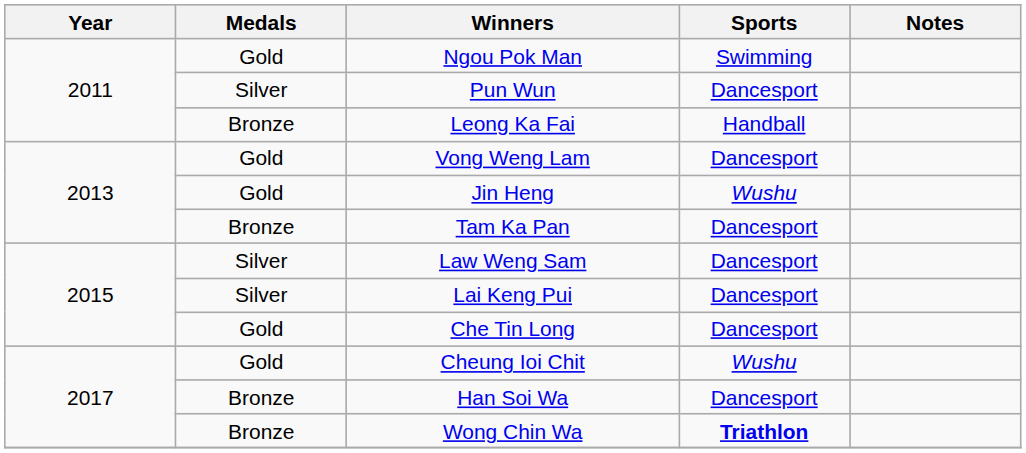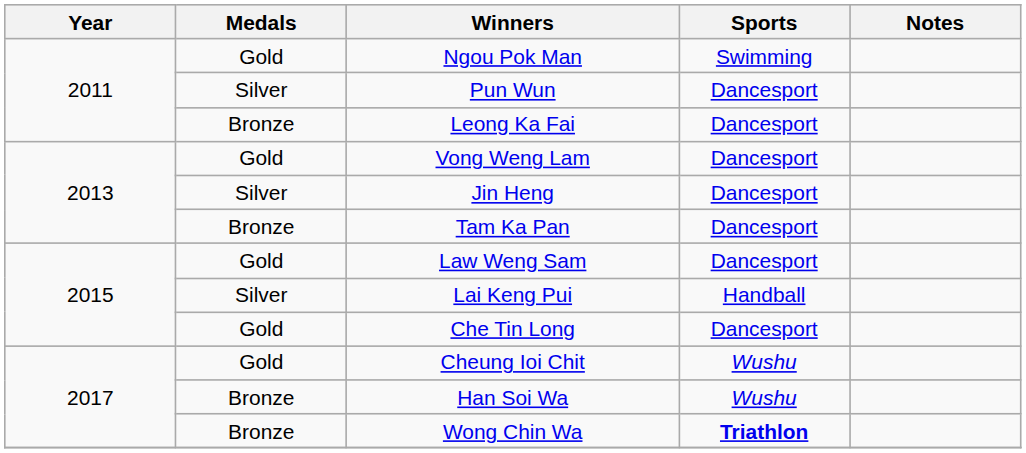(764, 124) Handball -> (764, 124) Dancesport
(261, 192) Gold -> (261, 192) Silver
(764, 192) Wushu -> (764, 192) Dancesport
(261, 261) Silver -> (261, 261) Gold
(764, 295) Dancesport -> (764, 295) Handball
(764, 397) Dancesport -> (764, 397) Wushu
